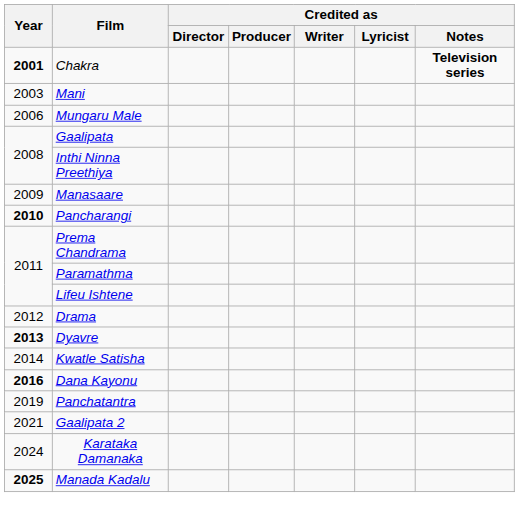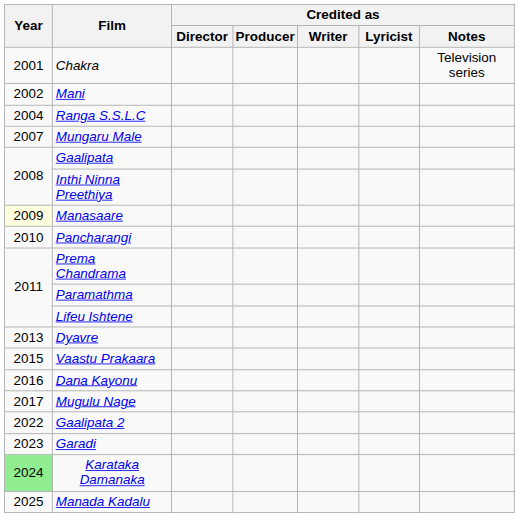(29, 65) bold -> (29, 65) normal
(465, 65) bold -> (467, 65) normal
(29, 94) 2003 -> (29, 94) 2002
+ row: (101, 115)
(29, 115) 2006 -> (29, 136) 2007
(29, 194) no background -> (29, 215) lightyellow background
(29, 215) bold -> (29, 237) normal
- row: (76, 316)
(29, 337) bold -> (29, 337) normal
- row: (100, 358)
+ row: (106, 358)
(29, 380) bold -> (29, 380) normal
+ row: (96, 401)
- row: (96, 401)
(29, 422) 2021 -> (29, 422) 2022
+ row: (76, 444)
(29, 451) no background -> (29, 473) lightgreen background
(29, 480) bold -> (29, 501) normal
